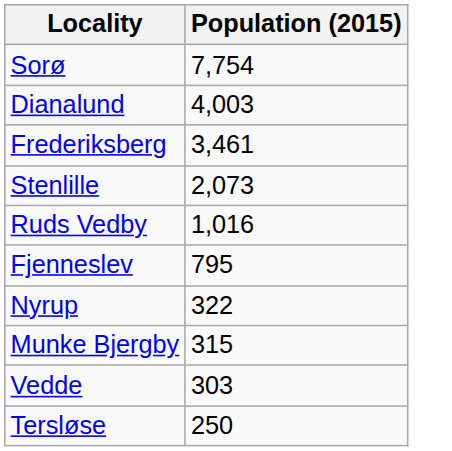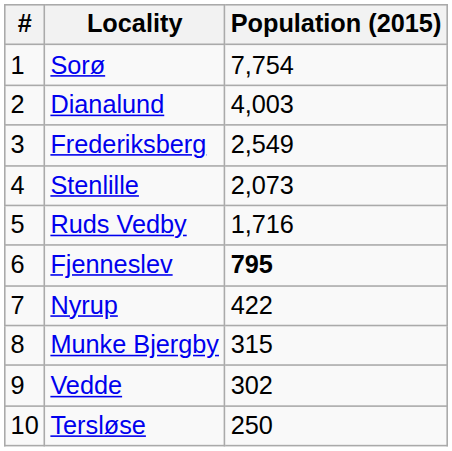+ column: (25, 24)
(223, 144) 3,461 -> (262, 144) 2,549
(223, 225) 1,016 -> (262, 225) 1,716
(212, 265) normal -> (252, 265) bold
(212, 305) 322 -> (252, 305) 422
(212, 385) 303 -> (252, 385) 302
